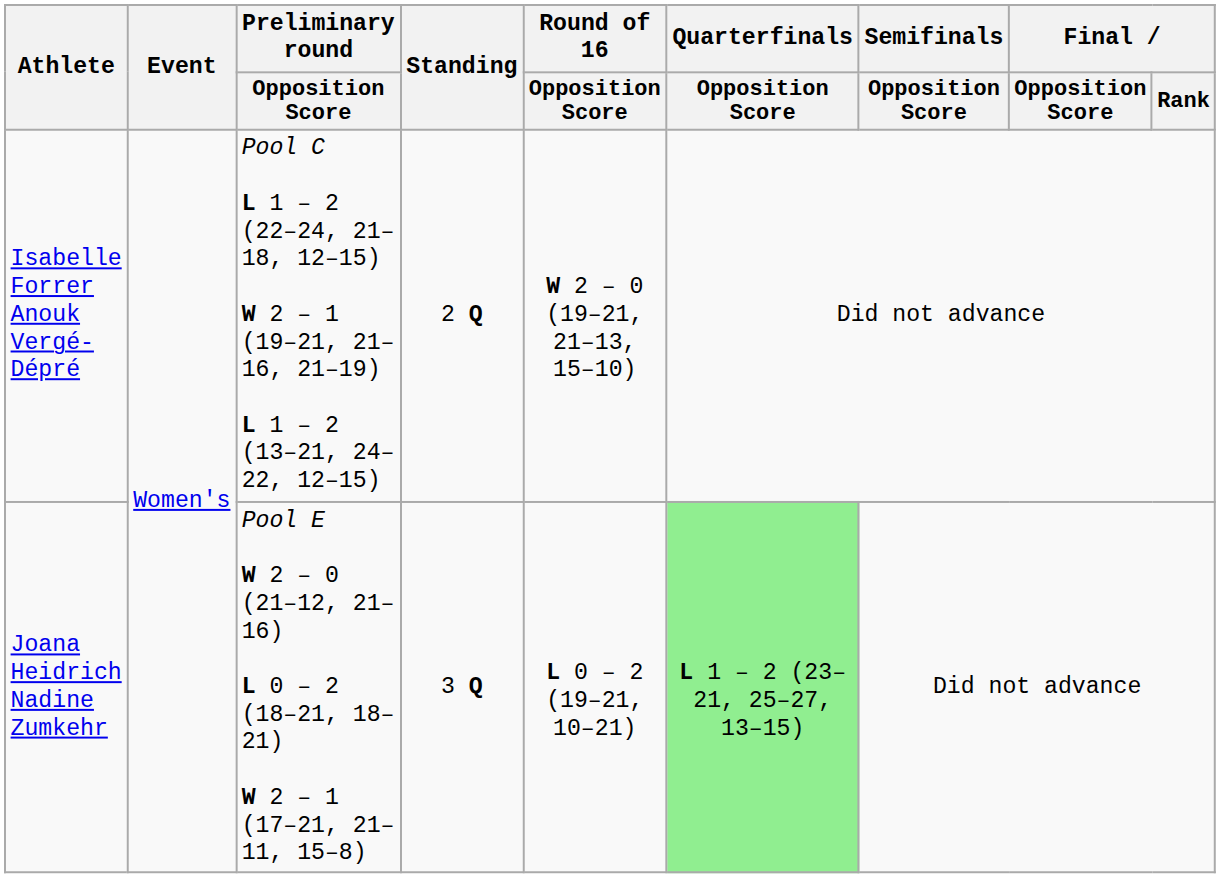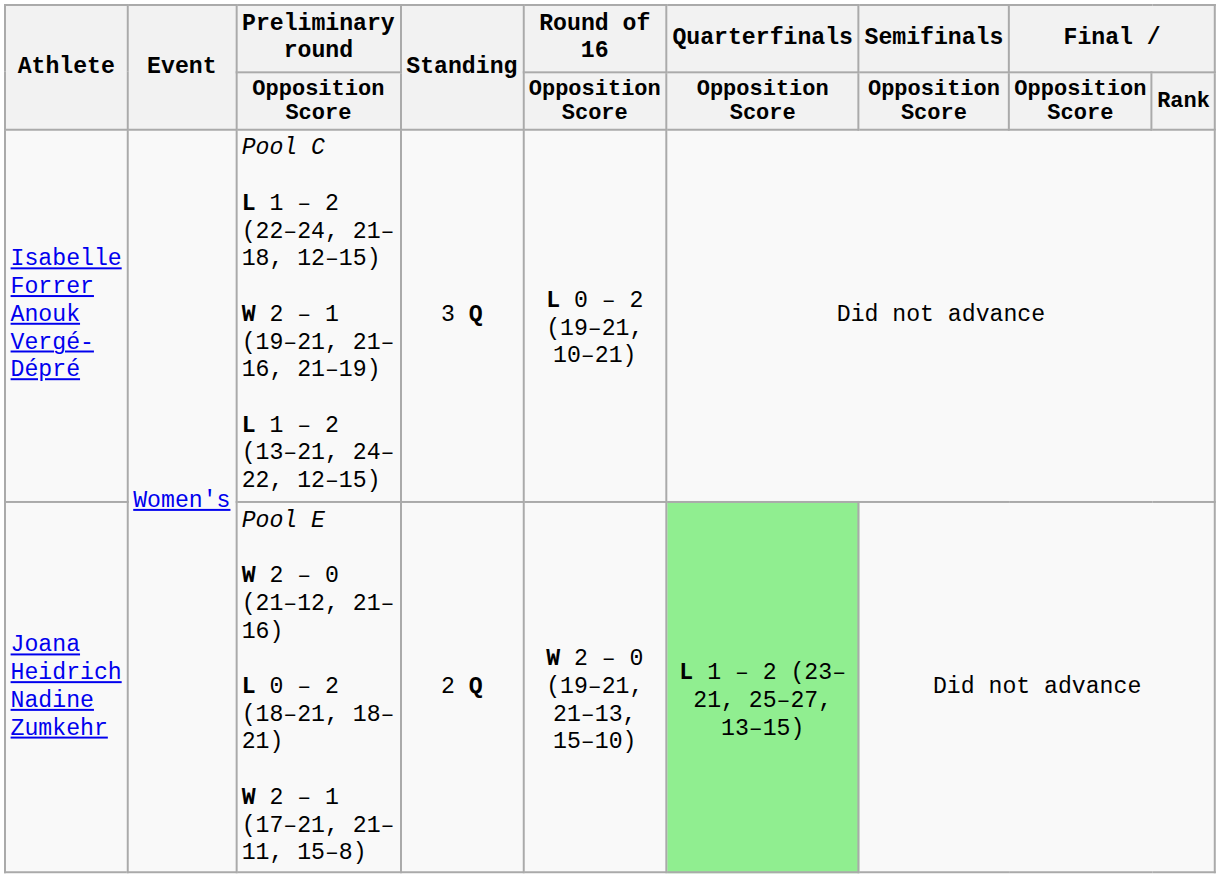(462, 315) 2 Q -> (462, 315) 3 Q
(595, 329) W 2 – 0 (19–21, 21–13, 15–10) -> (595, 329) L 0 – 2 (19–21, 10–21)
(462, 687) 3 Q -> (462, 687) 2 Q
(595, 701) L 0 – 2 (19–21, 10–21) -> (595, 701) W 2 – 0 (19–21, 21–13, 15–10)
